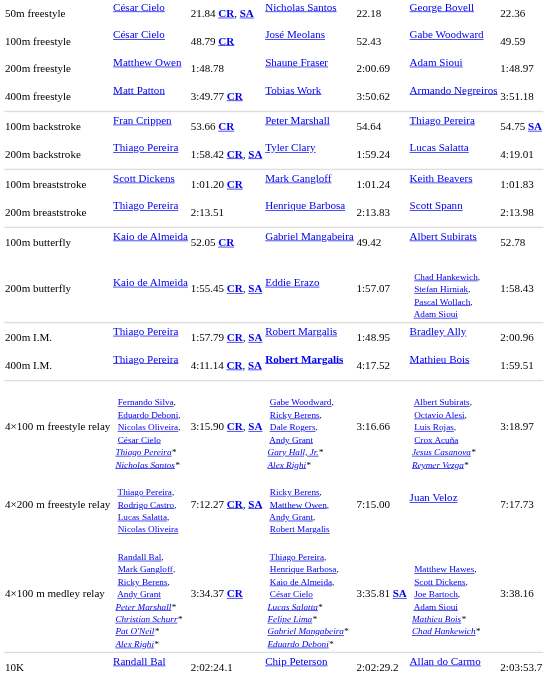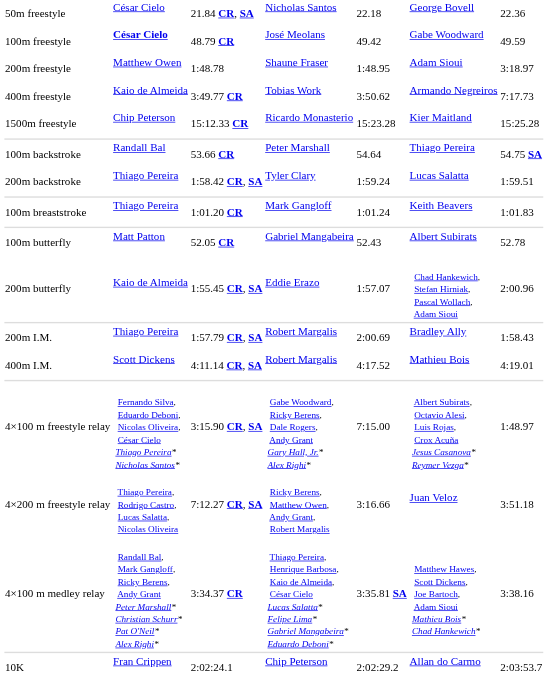(139, 41) normal -> (140, 41) bold
(369, 41) 52.43 -> (369, 41) 49.42
(373, 68) 2:00.69 -> (373, 68) 1:48.95
(517, 68) 1:48.97 -> (517, 68) 3:18.97
(139, 96) Matt Patton -> (150, 96) Kaio de Almeida
(517, 96) 3:51.18 -> (517, 96) 7:17.73
+ row: (41, 124)
(142, 126) Fran Crippen -> (139, 154) Randall Bal
(517, 154) 4:19.01 -> (517, 182) 1:59.51
(144, 184) Scott Dickens -> (146, 212) Thiago Pereira
- row: (46, 212)
(150, 242) Kaio de Almeida -> (139, 242) Matt Patton
(369, 242) 49.42 -> (369, 242) 52.43
(517, 288) 1:58.43 -> (517, 288) 2:00.96
(373, 337) 1:48.95 -> (373, 337) 2:00.69
(517, 337) 2:00.96 -> (517, 337) 1:58.43
(146, 365) Thiago Pereira -> (144, 365) Scott Dickens
(304, 365) bold -> (301, 365) normal
(517, 365) 1:59.51 -> (517, 365) 4:19.01
(373, 426) 3:16.66 -> (373, 426) 7:15.00
(517, 426) 3:18.97 -> (517, 426) 1:48.97
(373, 504) 7:15.00 -> (373, 504) 3:16.66
(517, 504) 7:17.73 -> (517, 504) 3:51.18
(139, 667) Randall Bal -> (142, 667) Fran Crippen
